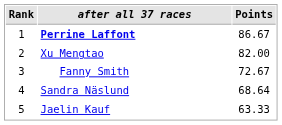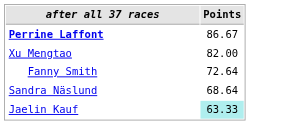- column: (21, 15)
(254, 72) 72.67 -> (222, 72) 72.64
(254, 110) no background -> (222, 110) paleturquoise background
